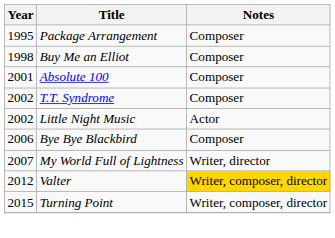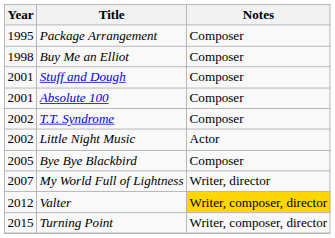+ row: (83, 77)
(21, 139) 2006 -> (21, 160) 2005
